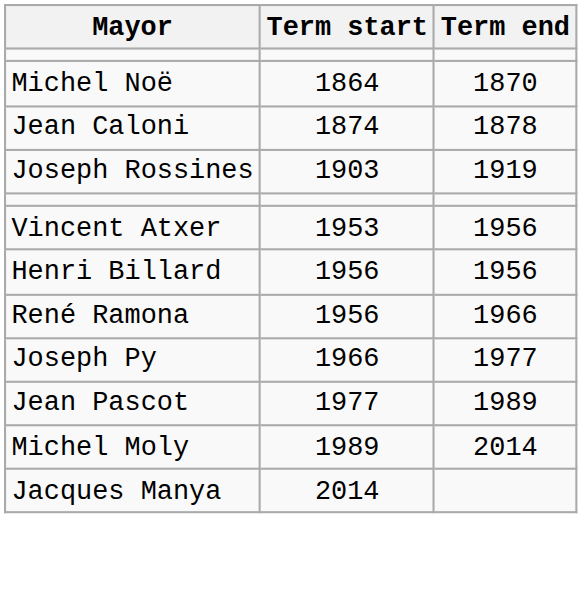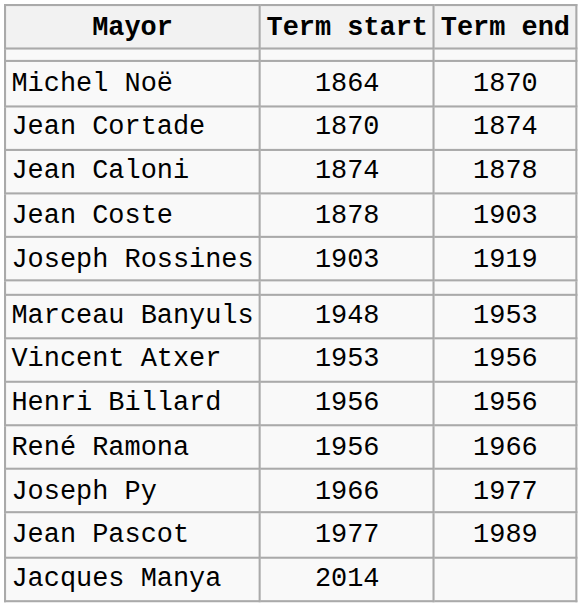+ row: (108, 127)
+ row: (92, 215)
+ row: (133, 316)
- row: (100, 447)
